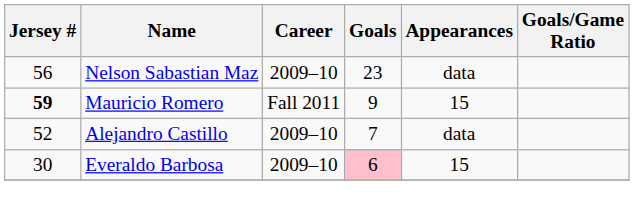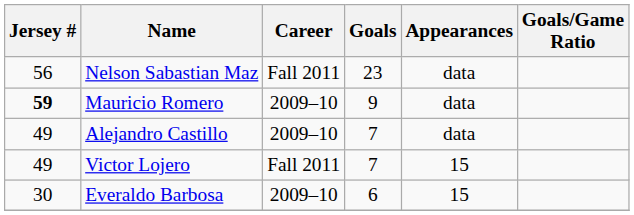(304, 72) 2009–10 -> (304, 72) Fall 2011
(304, 103) Fall 2011 -> (304, 103) 2009–10
(459, 103) 15 -> (459, 103) data
(43, 133) 52 -> (43, 133) 49
+ row: (138, 164)
(373, 164) pink background -> (373, 195) no background
